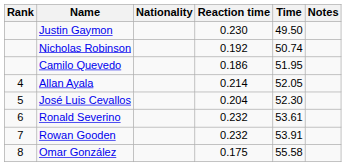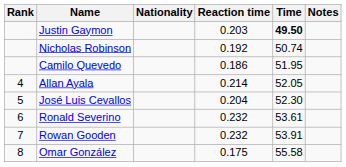(234, 30) 0.230 -> (234, 30) 0.203
(289, 30) normal -> (289, 30) bold
